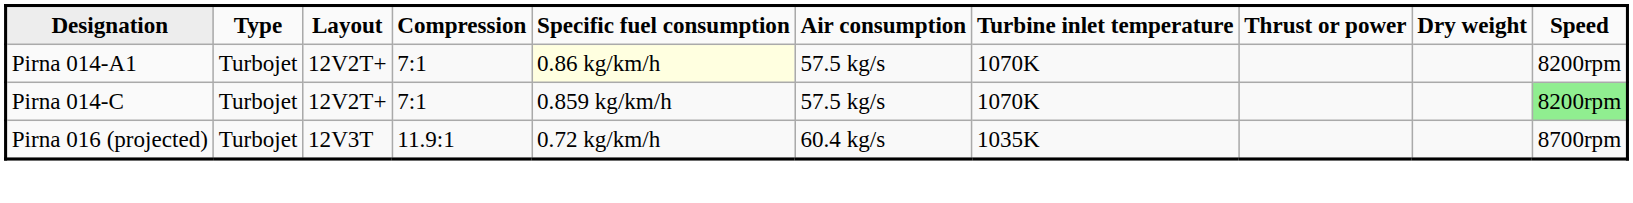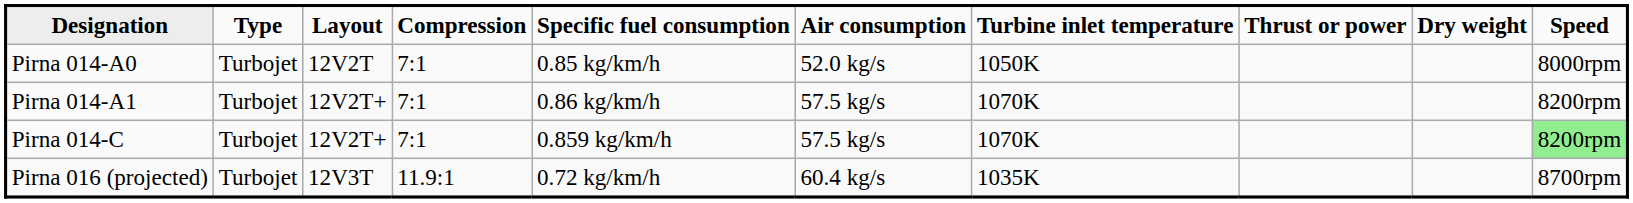+ row: (74, 63)
(599, 63) lightyellow background -> (599, 101) no background
